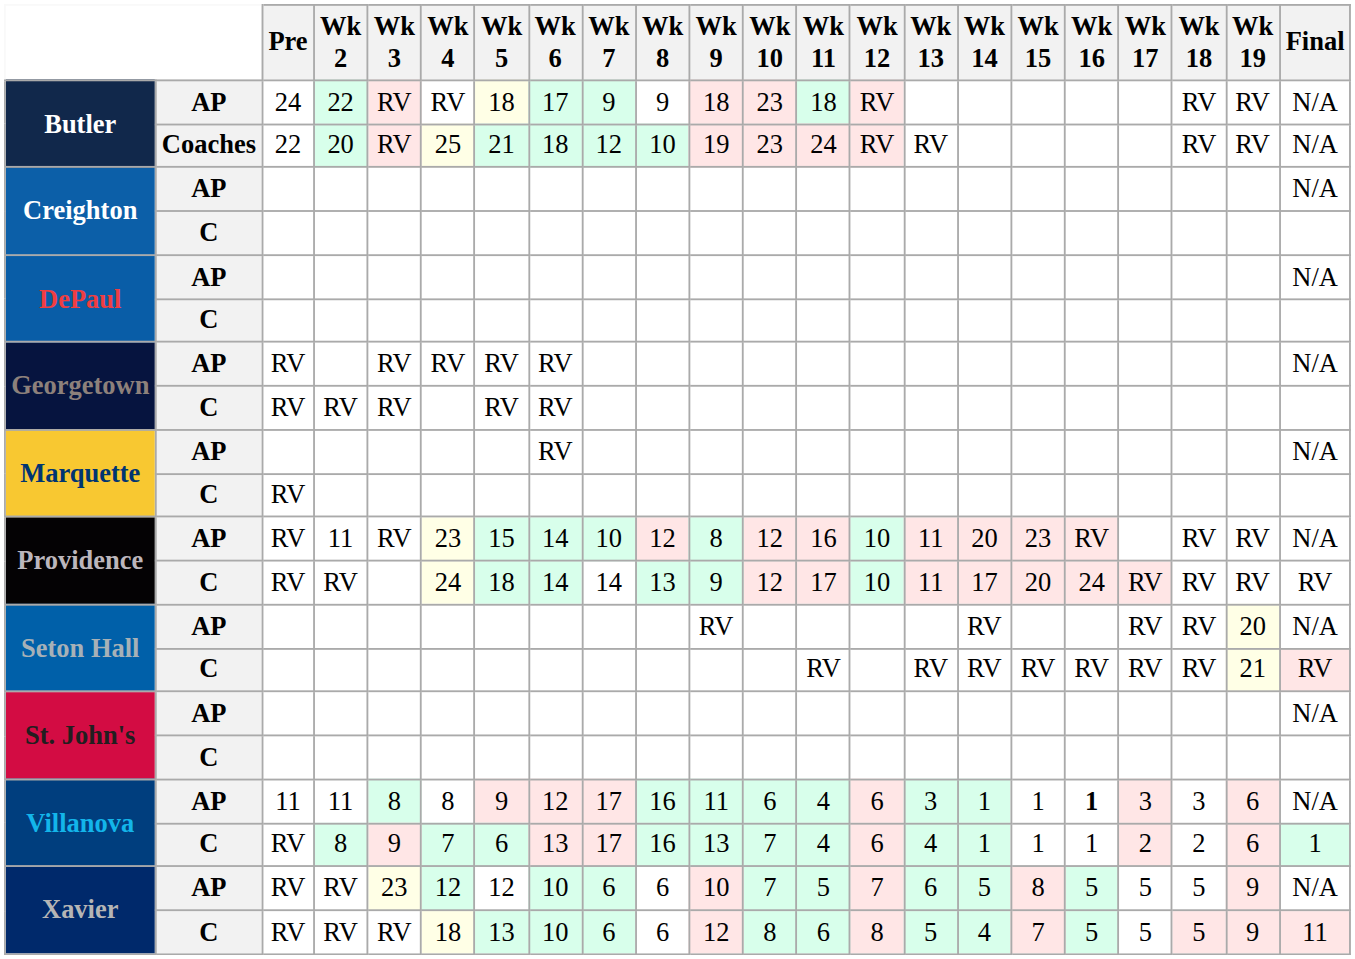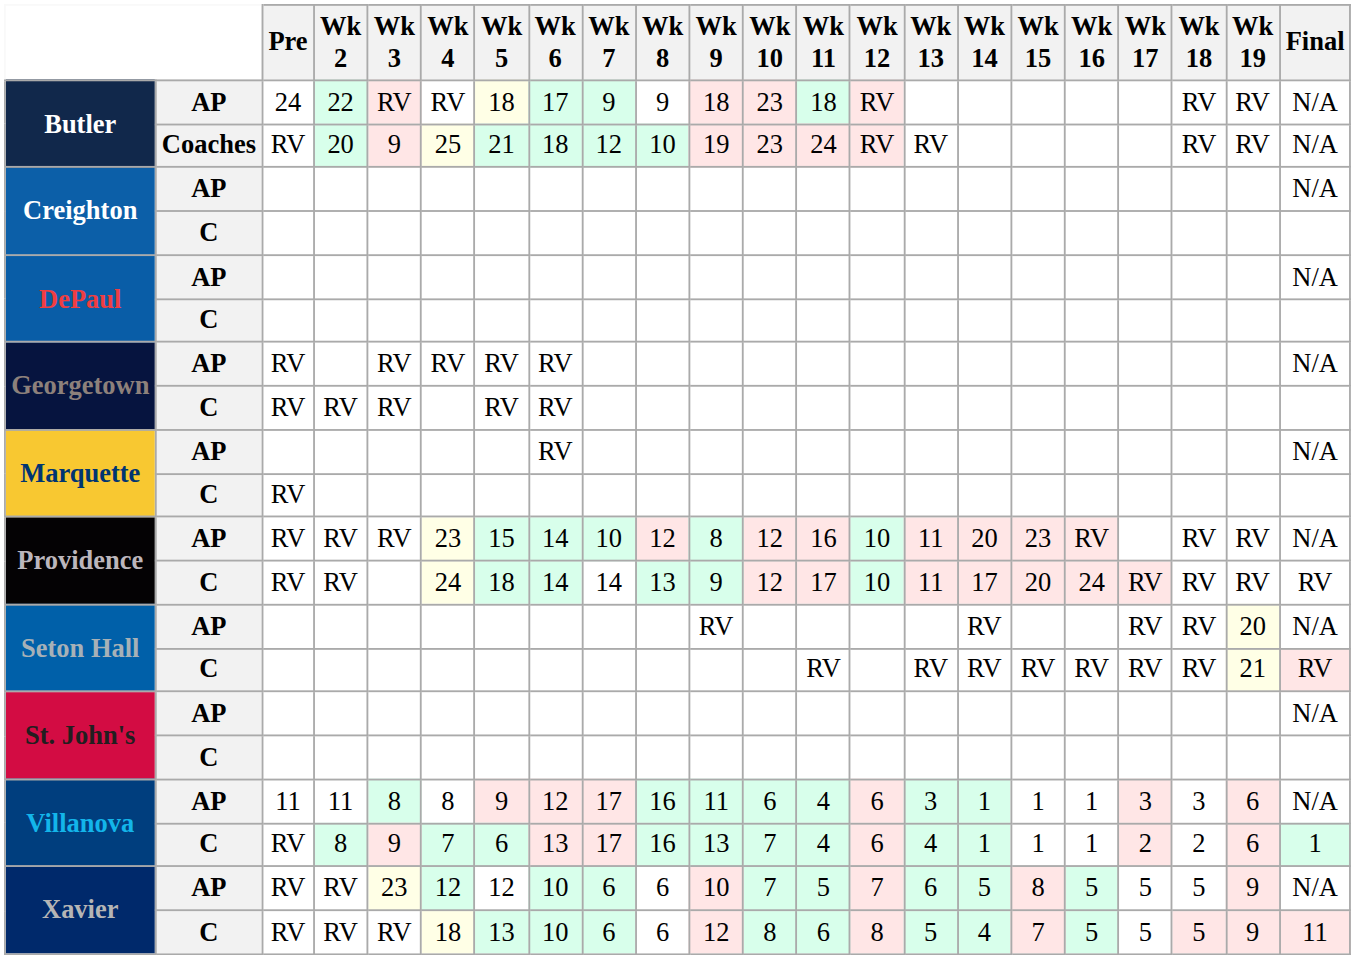(288, 145) 22 -> (288, 145) RV
(394, 145) RV -> (394, 145) 9
(341, 538) 11 -> (341, 538) RV
(1092, 800) bold -> (1092, 800) normal
